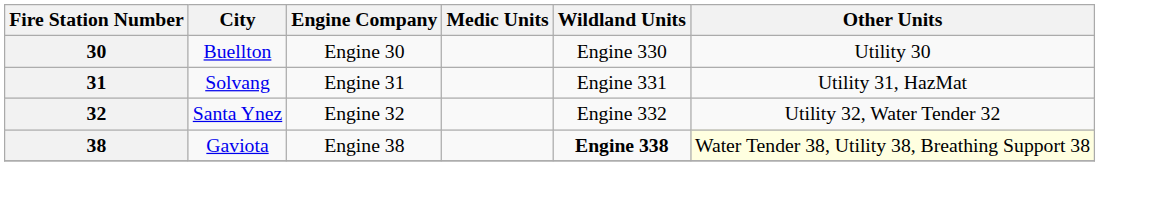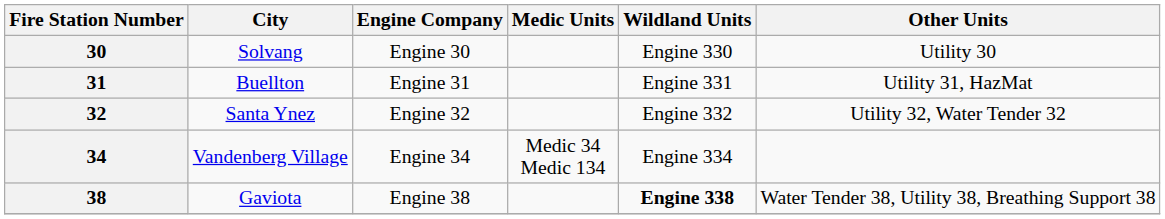(237, 51) Buellton -> (270, 51) Solvang
(237, 82) Solvang -> (270, 82) Buellton
+ row: (96, 156)
(892, 144) lightyellow background -> (958, 198) no background
